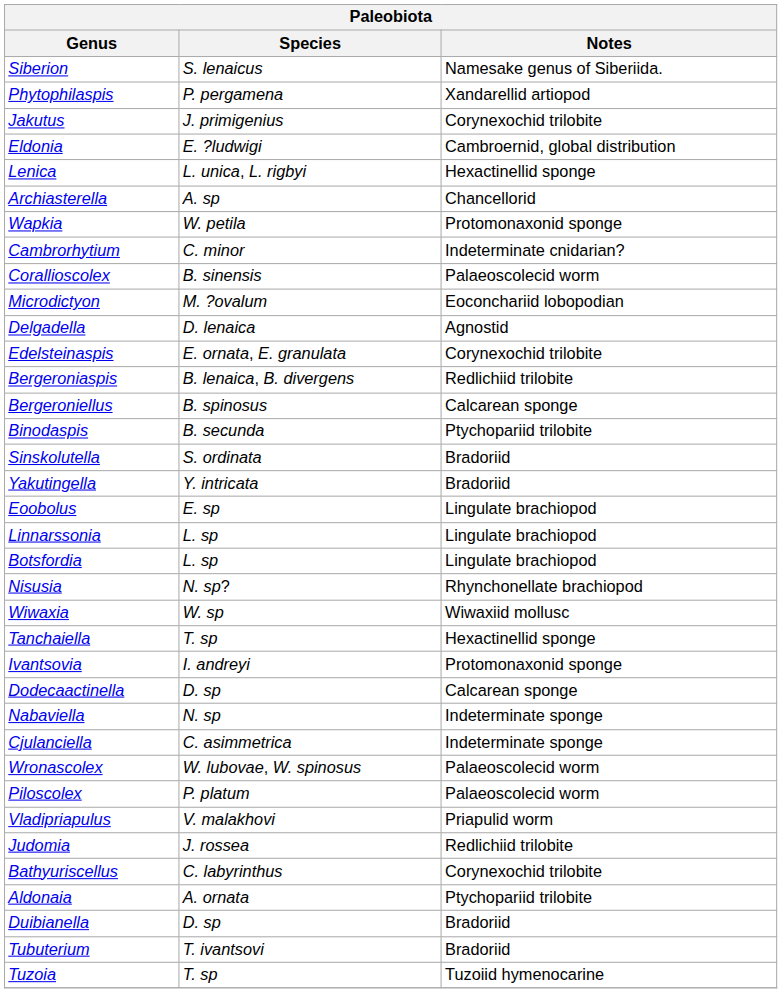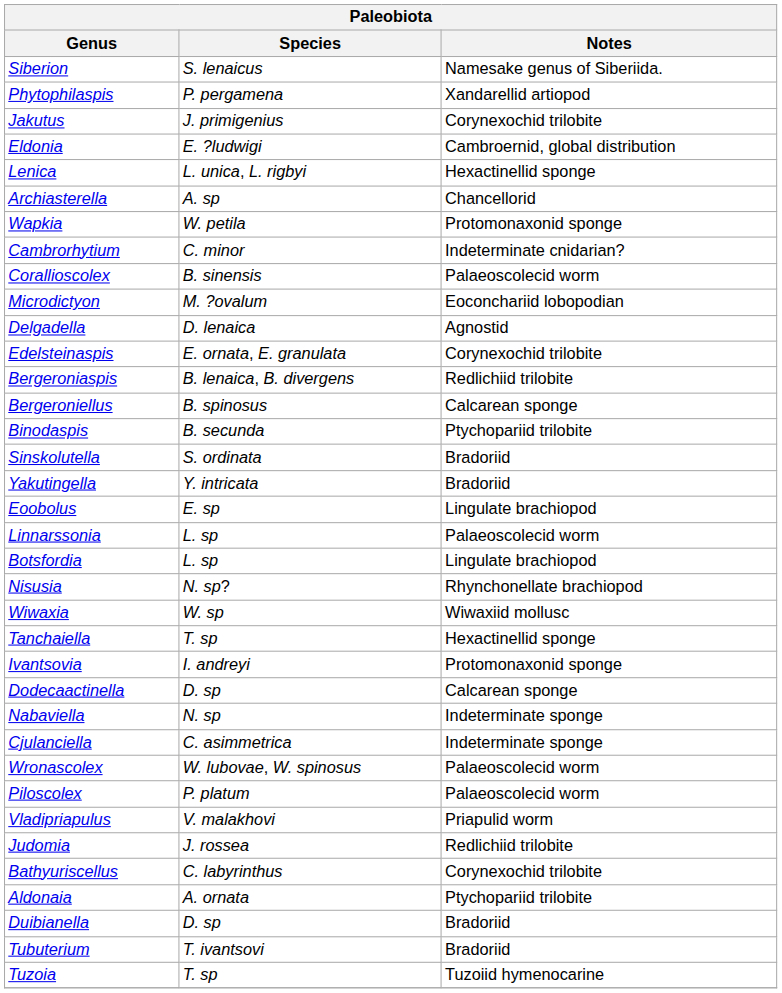(521, 535) Lingulate brachiopod -> (522, 535) Palaeoscolecid worm
